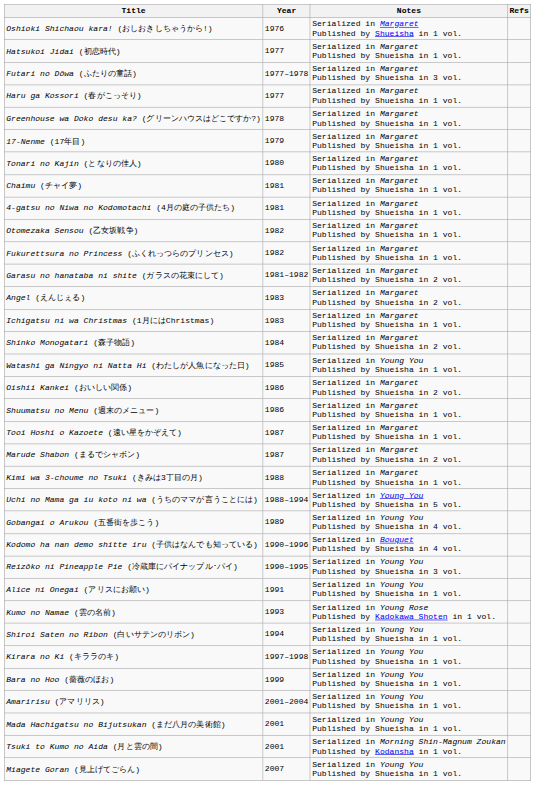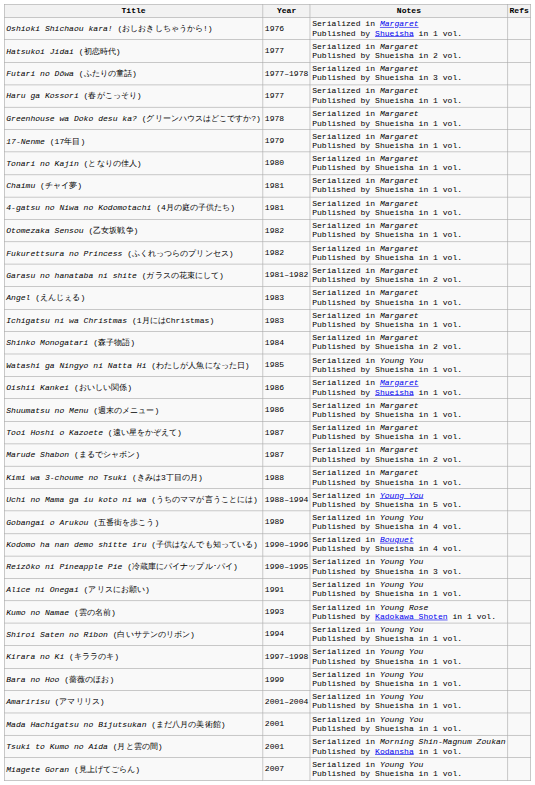(387, 51) Serialized in Margaret Published by Shueisha in 1 vol. -> (387, 51) Serialized in Margaret Published by Shueisha in 2 vol.
(387, 298) Serialized in Margaret Published by Shueisha in 2 vol. -> (387, 298) Serialized in Margaret Published by Shueisha in 1 vol.
(387, 388) Serialized in Margaret Published by Shueisha in 2 vol. -> (387, 388) Serialized in Margaret Published by Shueisha in 1 vol.
